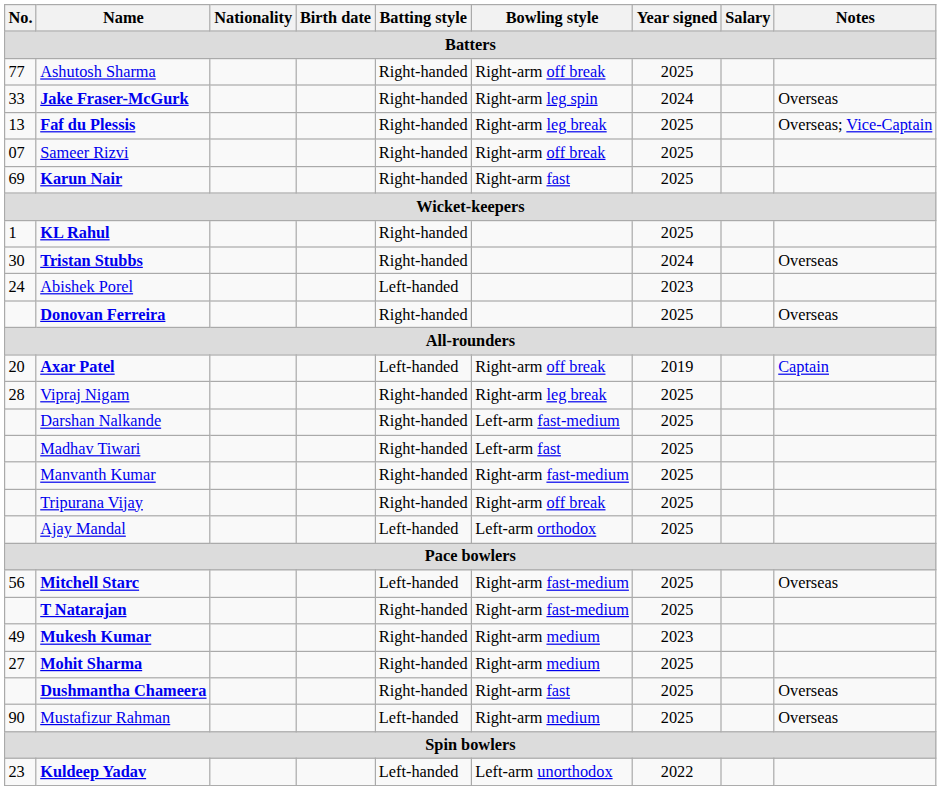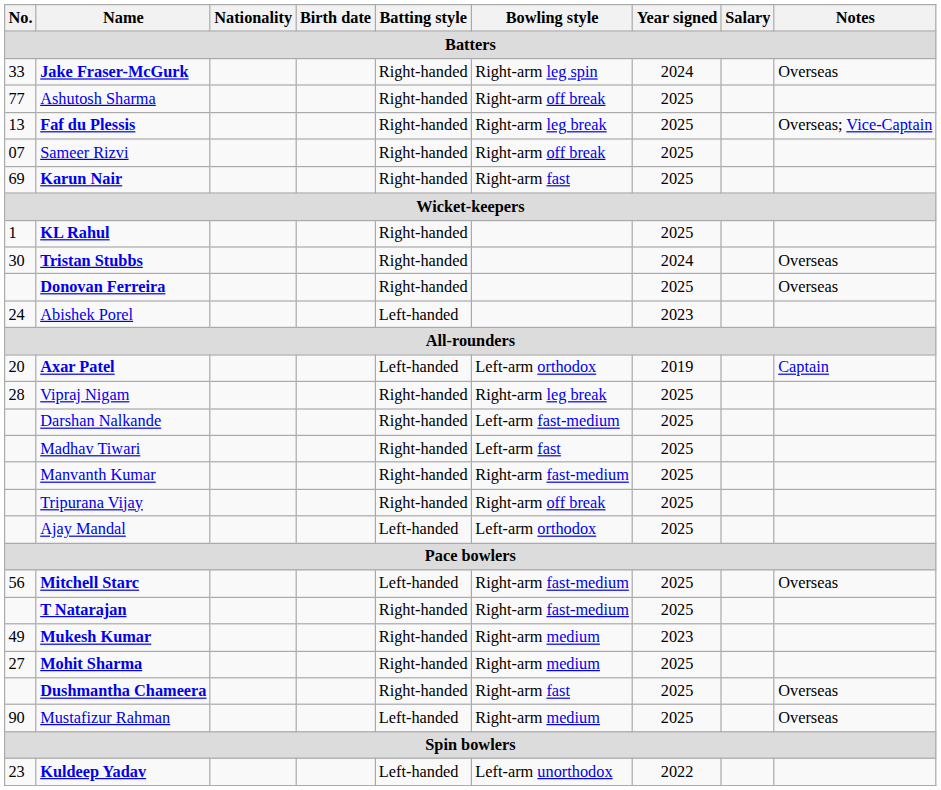rows swapped: (114, 98) <-> (98, 71)
rows swapped: (87, 286) <-> (103, 313)
(540, 367) Right-arm off break -> (536, 367) Left-arm orthodox
